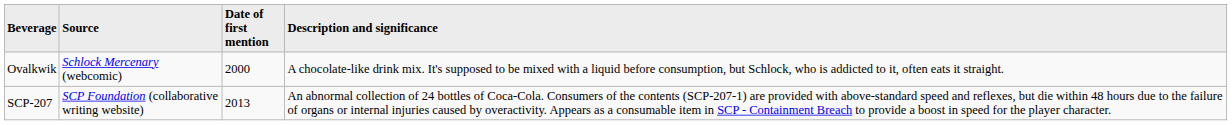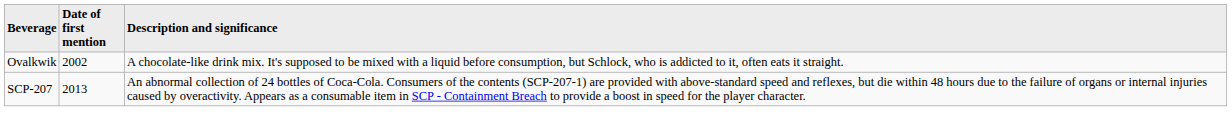- column: (81, 28)
(237, 69) 2000 -> (75, 62) 2002
